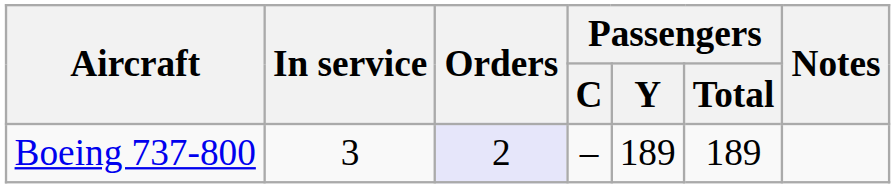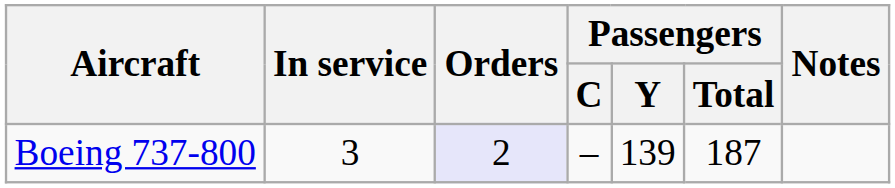(648, 152) 189 -> (648, 152) 139
(733, 152) 189 -> (733, 152) 187
